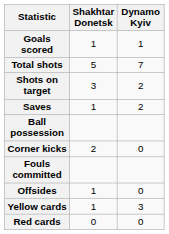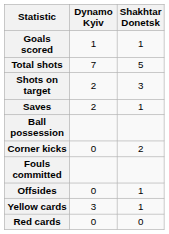columns swapped: (141, 17) <-> (93, 17)
